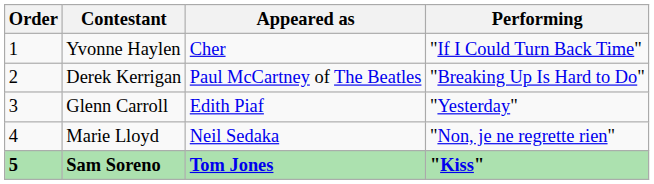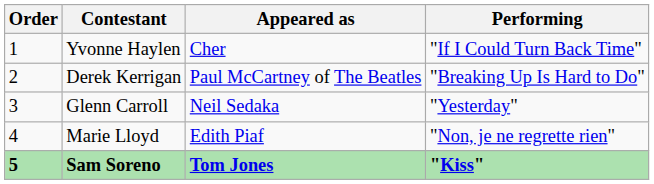(227, 106) Edith Piaf -> (234, 106) Neil Sedaka
(234, 135) Neil Sedaka -> (227, 135) Edith Piaf
